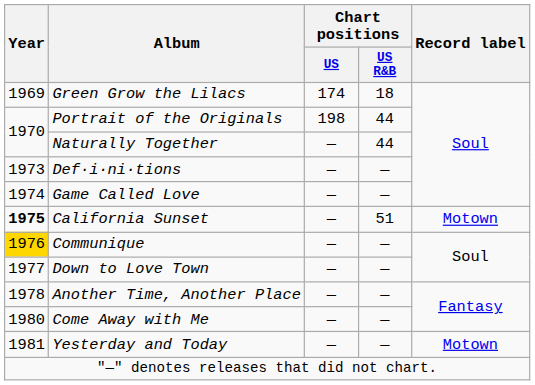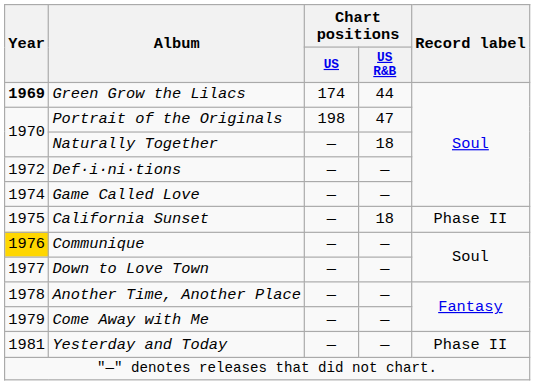(27, 94) normal -> (27, 94) bold
(385, 94) 18 -> (385, 94) 44
(385, 119) 44 -> (385, 119) 47
(385, 144) 44 -> (385, 144) 18
(27, 169) 1973 -> (27, 169) 1972
(27, 219) bold -> (27, 219) normal
(385, 219) 51 -> (385, 219) 18
(470, 219) Motown -> (470, 219) Phase II
(27, 319) 1980 -> (27, 319) 1979
(470, 344) Motown -> (470, 344) Phase II
